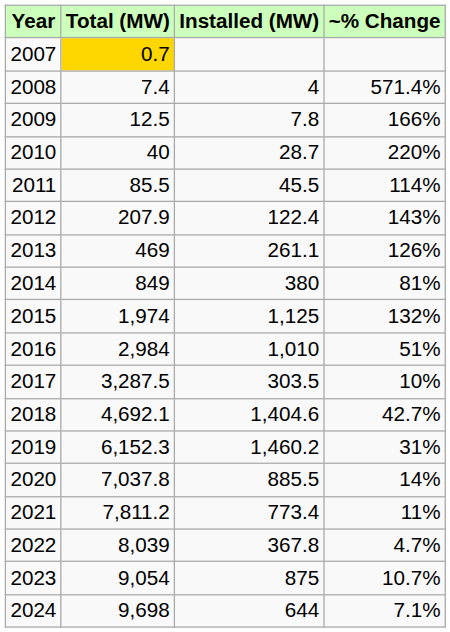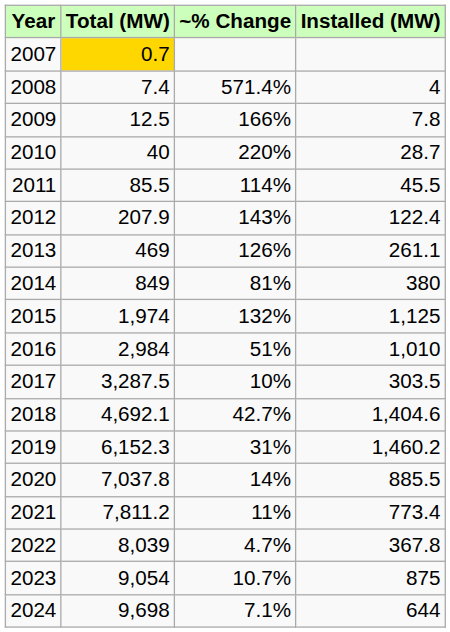columns swapped: (249, 21) <-> (385, 21)
